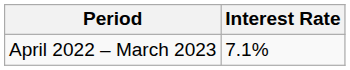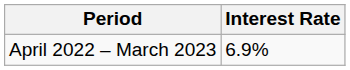(247, 49) 7.1% -> (247, 49) 6.9%
